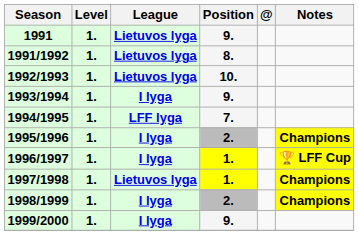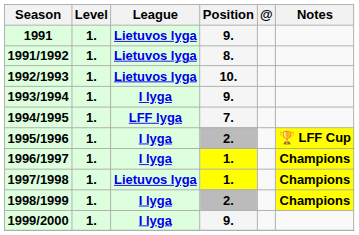(315, 138) Champions -> (315, 138) 🏆 LFF Cup
(315, 158) 🏆 LFF Cup -> (315, 159) Champions
